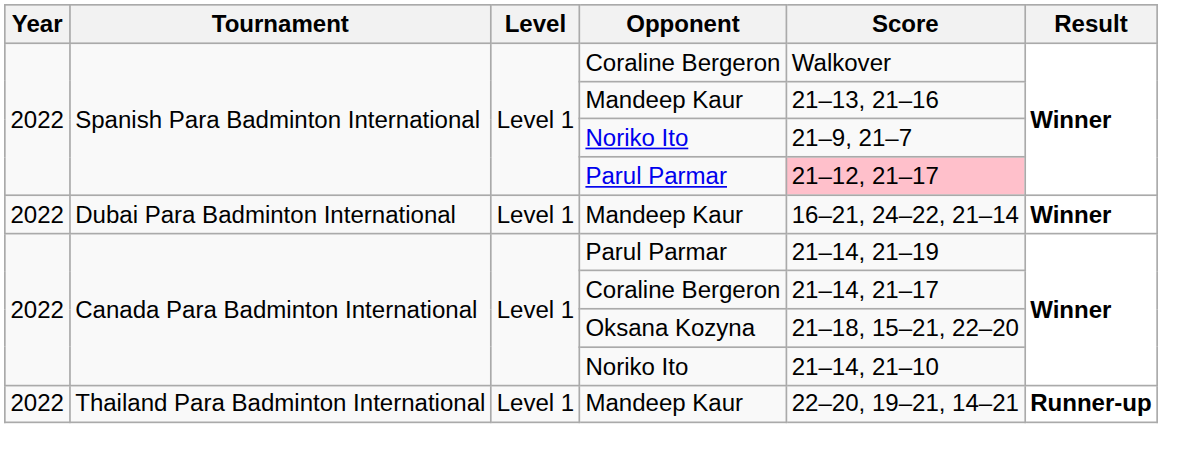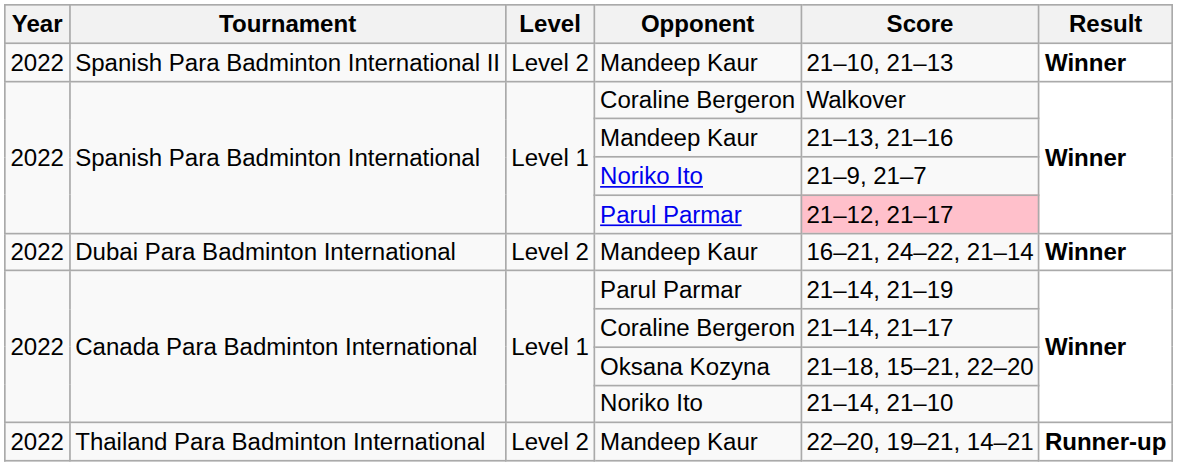+ row: (288, 62)
(535, 214) Level 1 -> (550, 252) Level 2
(535, 404) Level 1 -> (550, 442) Level 2
